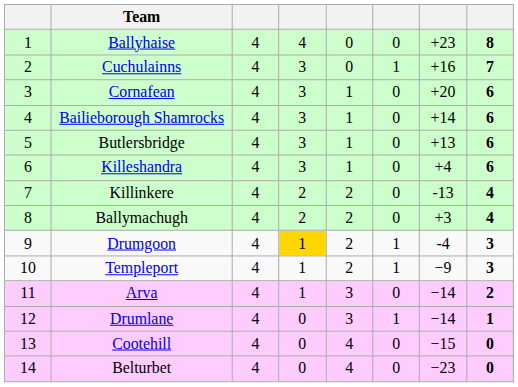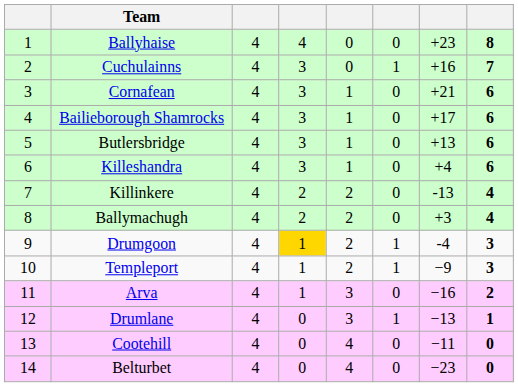(443, 92) +20 -> (443, 92) +21
(443, 117) +14 -> (443, 117) +17
(443, 293) −14 -> (443, 293) −16
(443, 318) −14 -> (443, 318) −13
(443, 343) −15 -> (443, 343) −11
